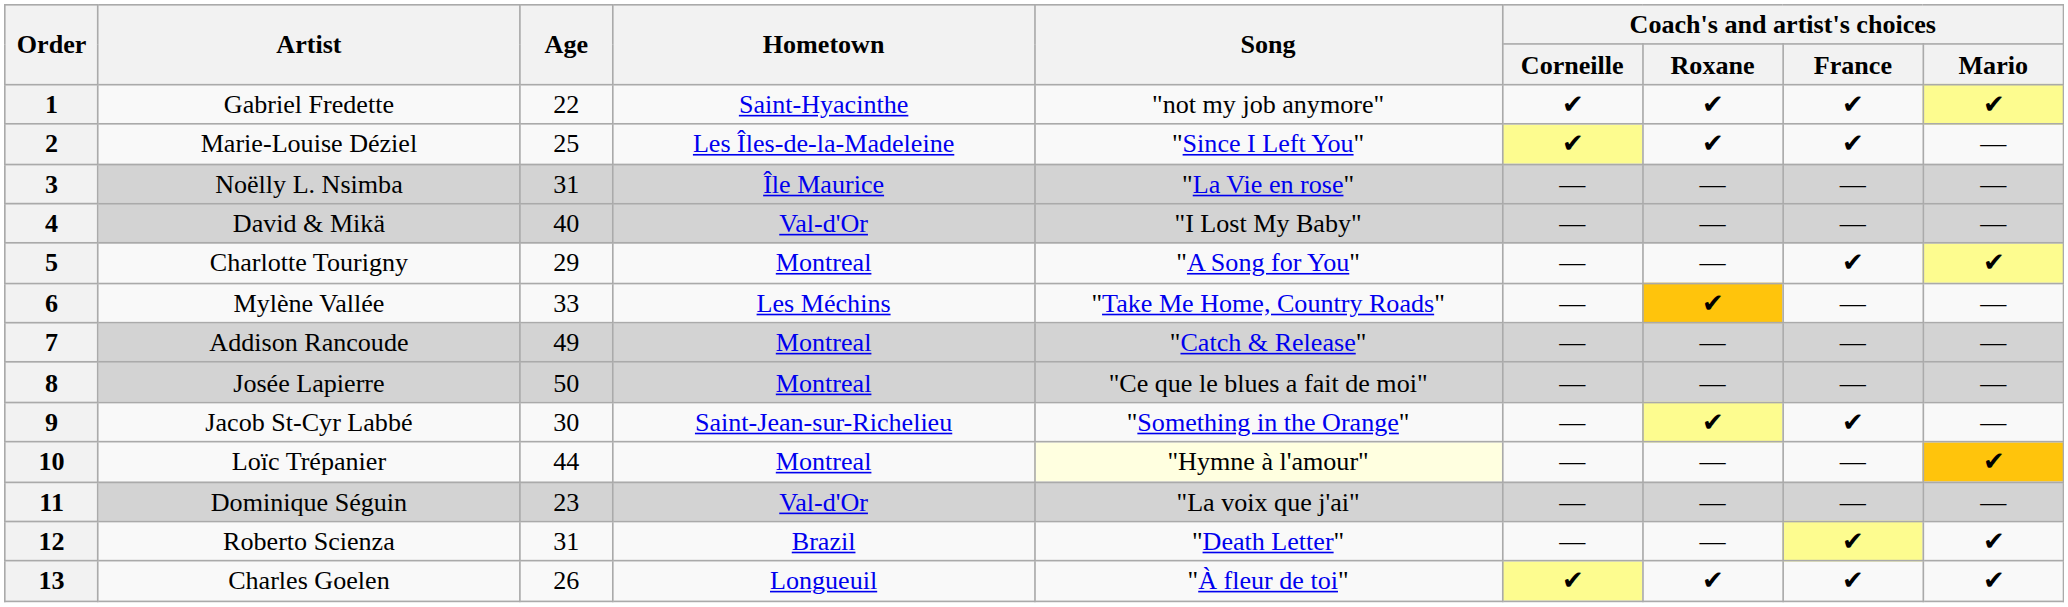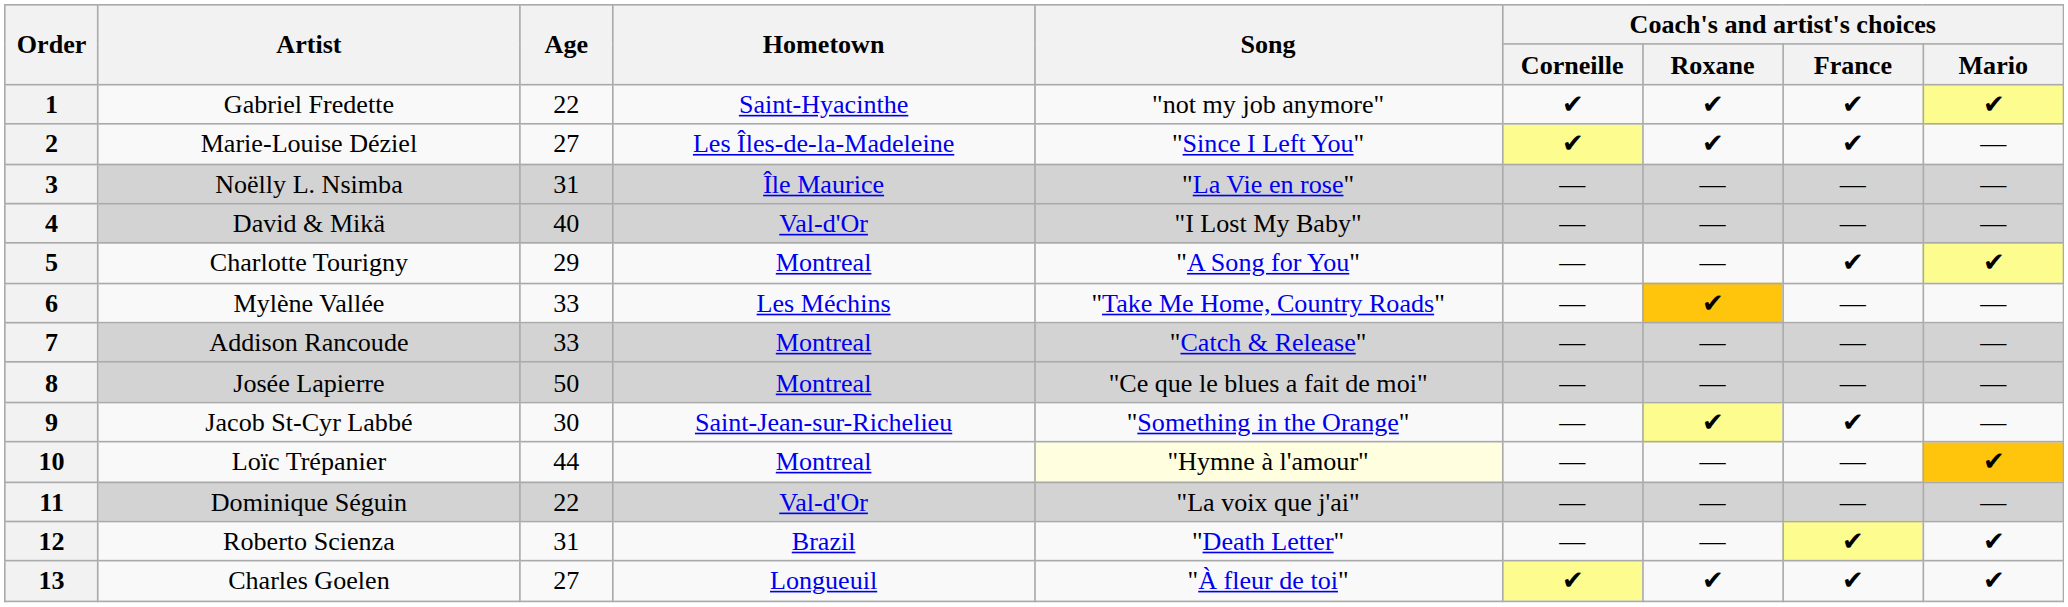(566, 144) 25 -> (566, 144) 27
(566, 343) 49 -> (566, 343) 33
(566, 501) 23 -> (566, 501) 22
(566, 581) 26 -> (566, 581) 27
